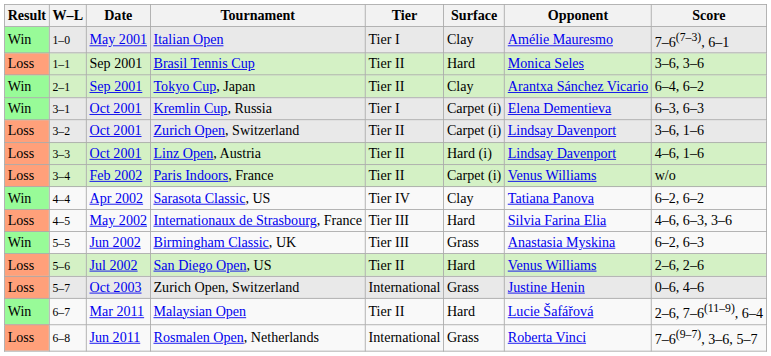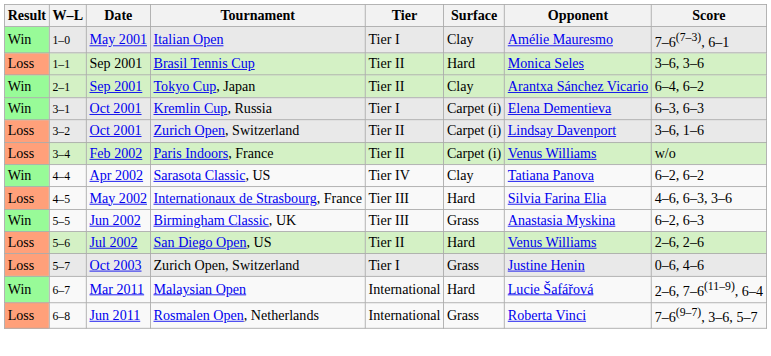- row: (61, 154)
(404, 287) International -> (384, 265) Tier I
(386, 311) Tier II -> (404, 289) International
